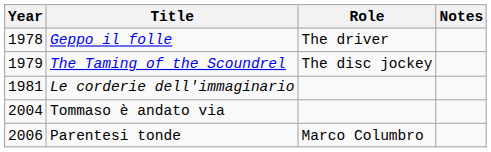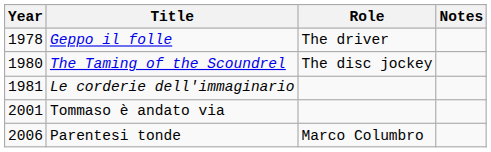(26, 64) 1979 -> (26, 64) 1980
(26, 111) 2004 -> (26, 111) 2001
